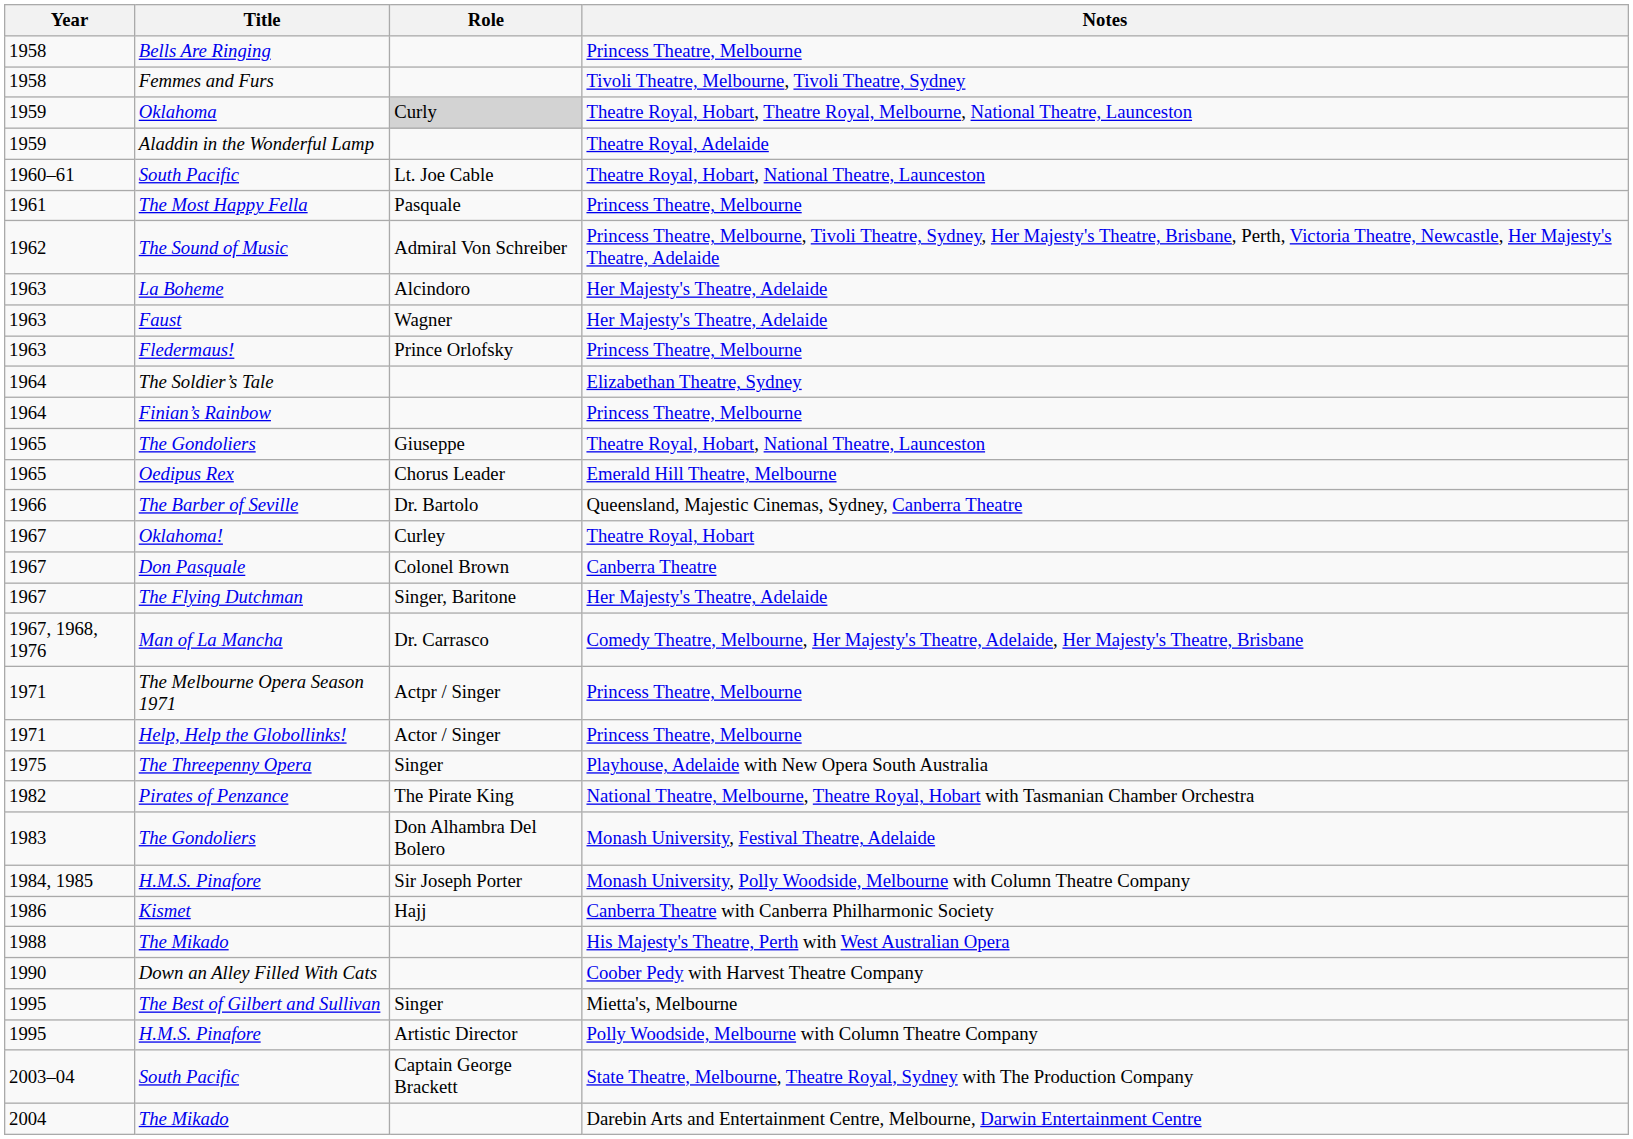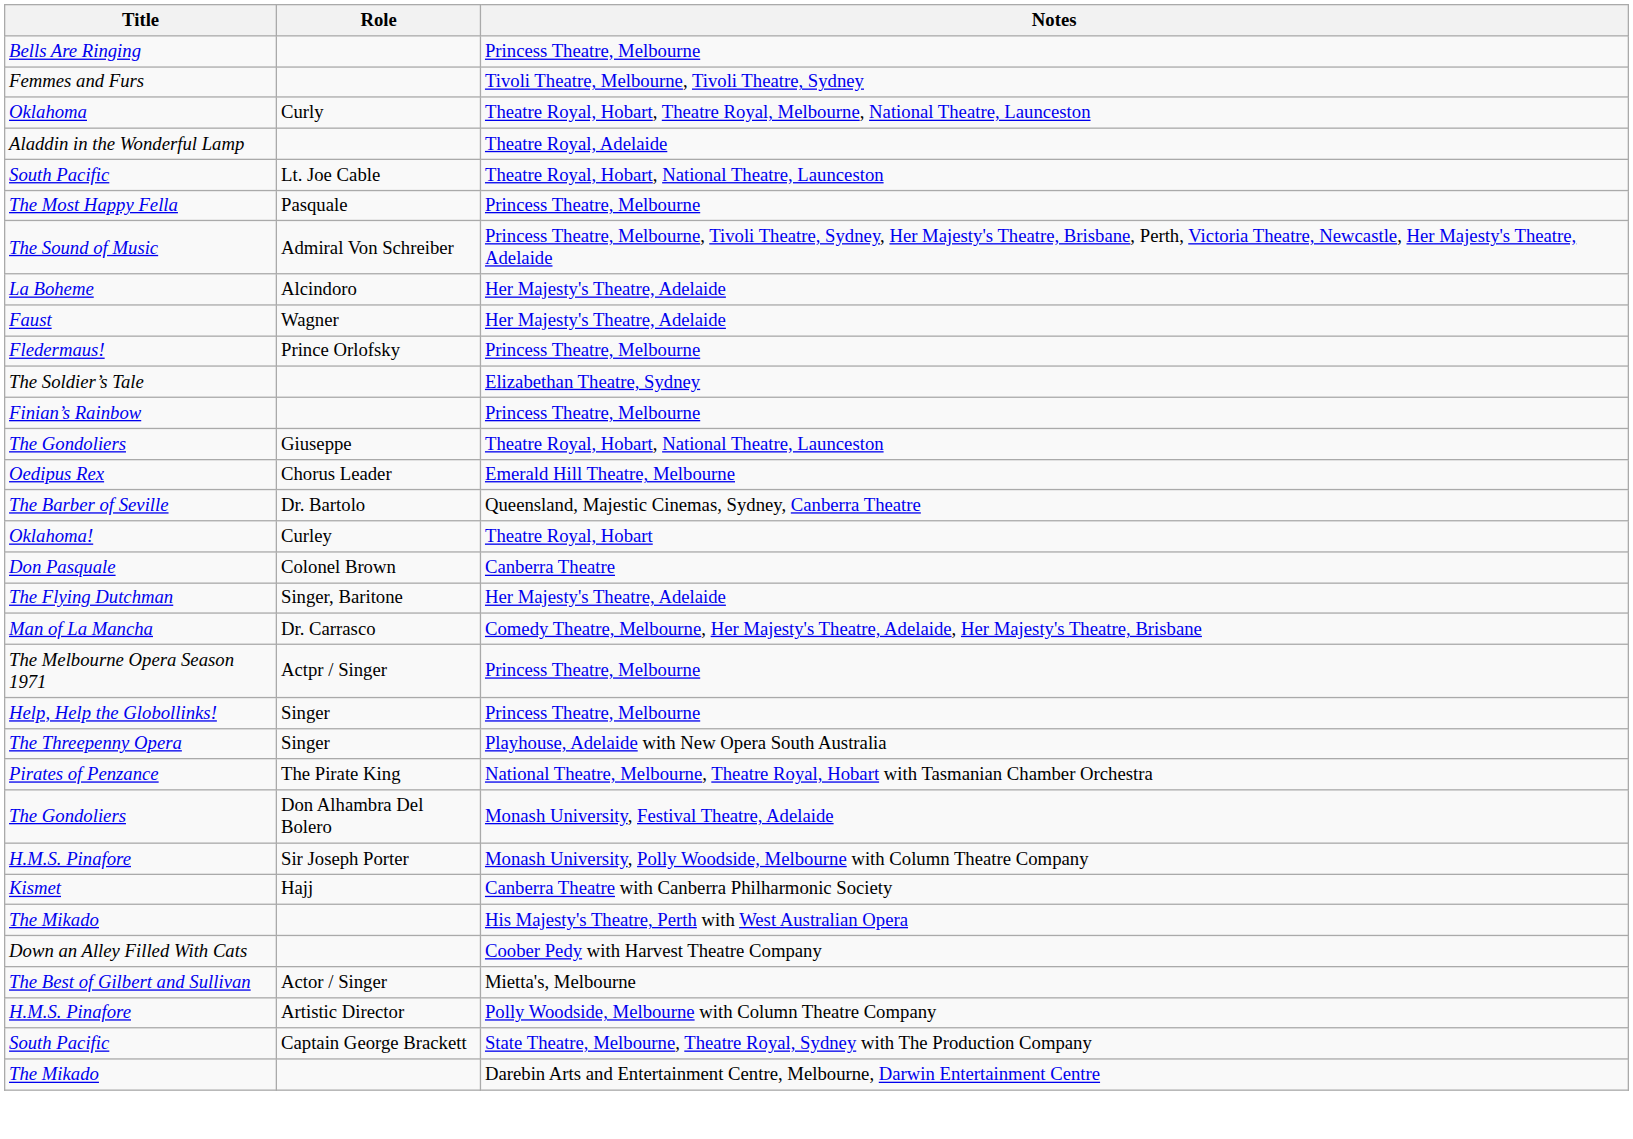- column: (70, 20)
(416, 112) lightgrey background -> (302, 112) no background
(447, 735) Actor / Singer -> (305, 712) Singer
(419, 1004) Singer -> (334, 982) Actor / Singer
